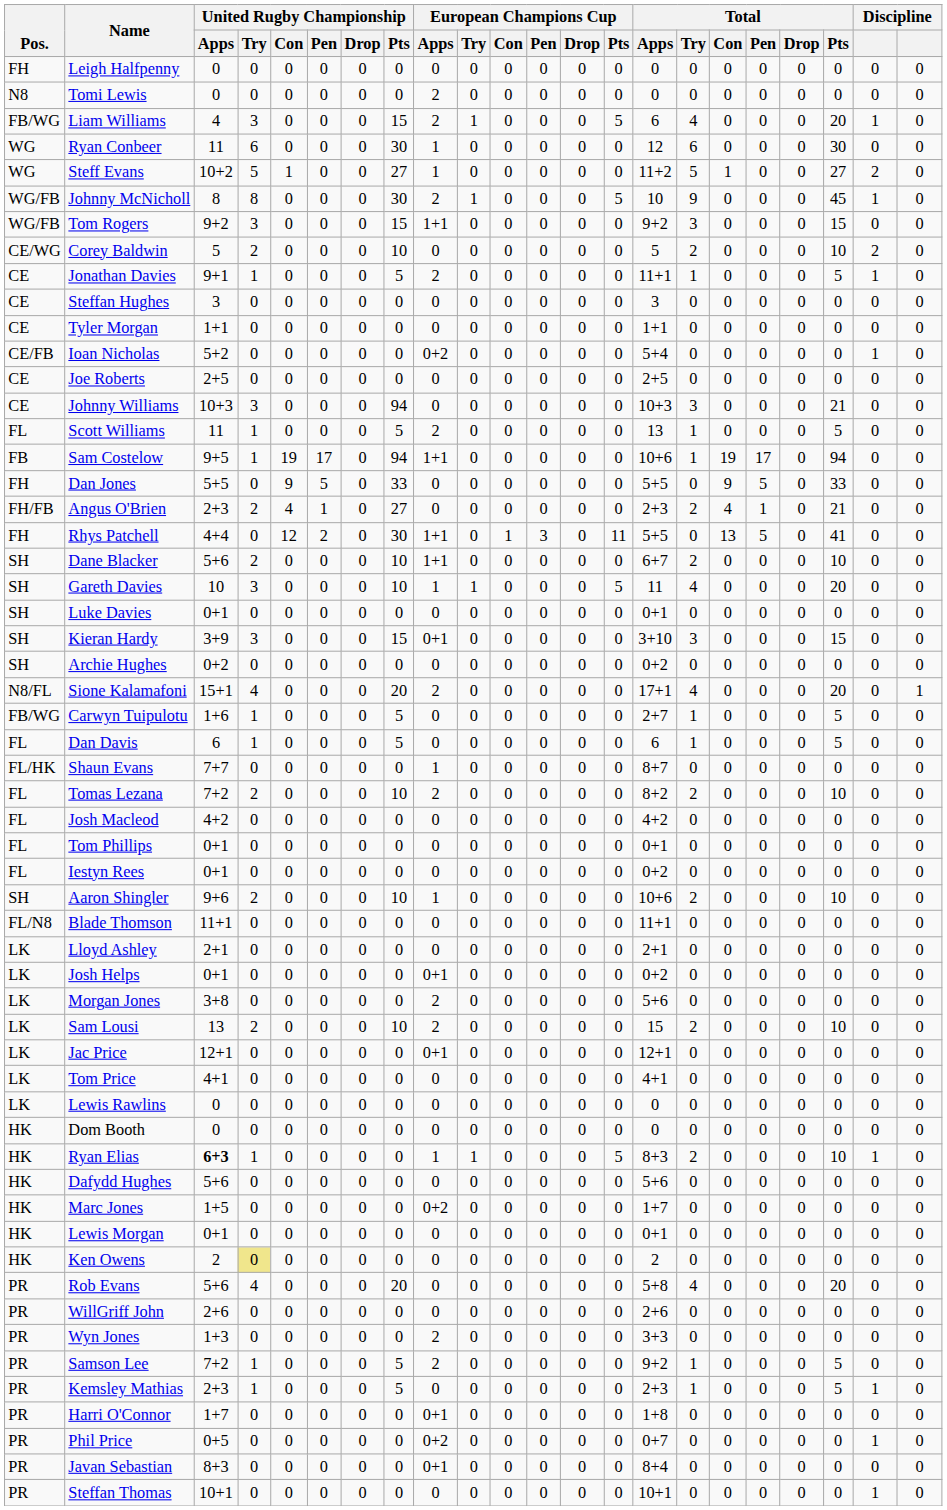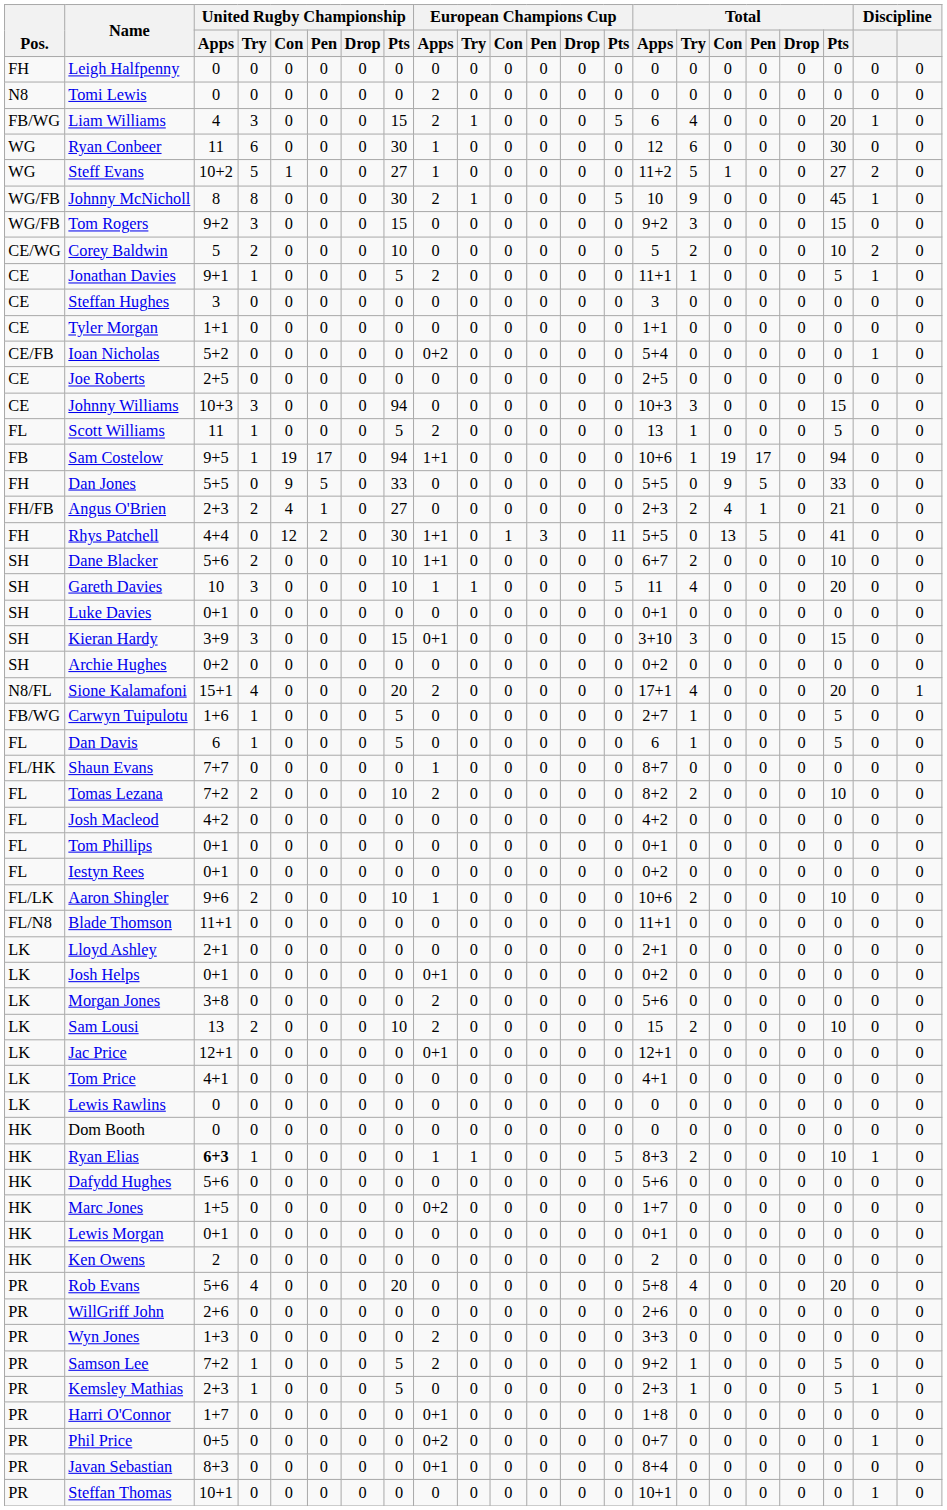(436, 224) 1+1 -> (436, 224) 0
(838, 405) 21 -> (838, 405) 15
(19, 897) SH -> (31, 897) FL/LK
(254, 1259) khaki background -> (254, 1259) no background
